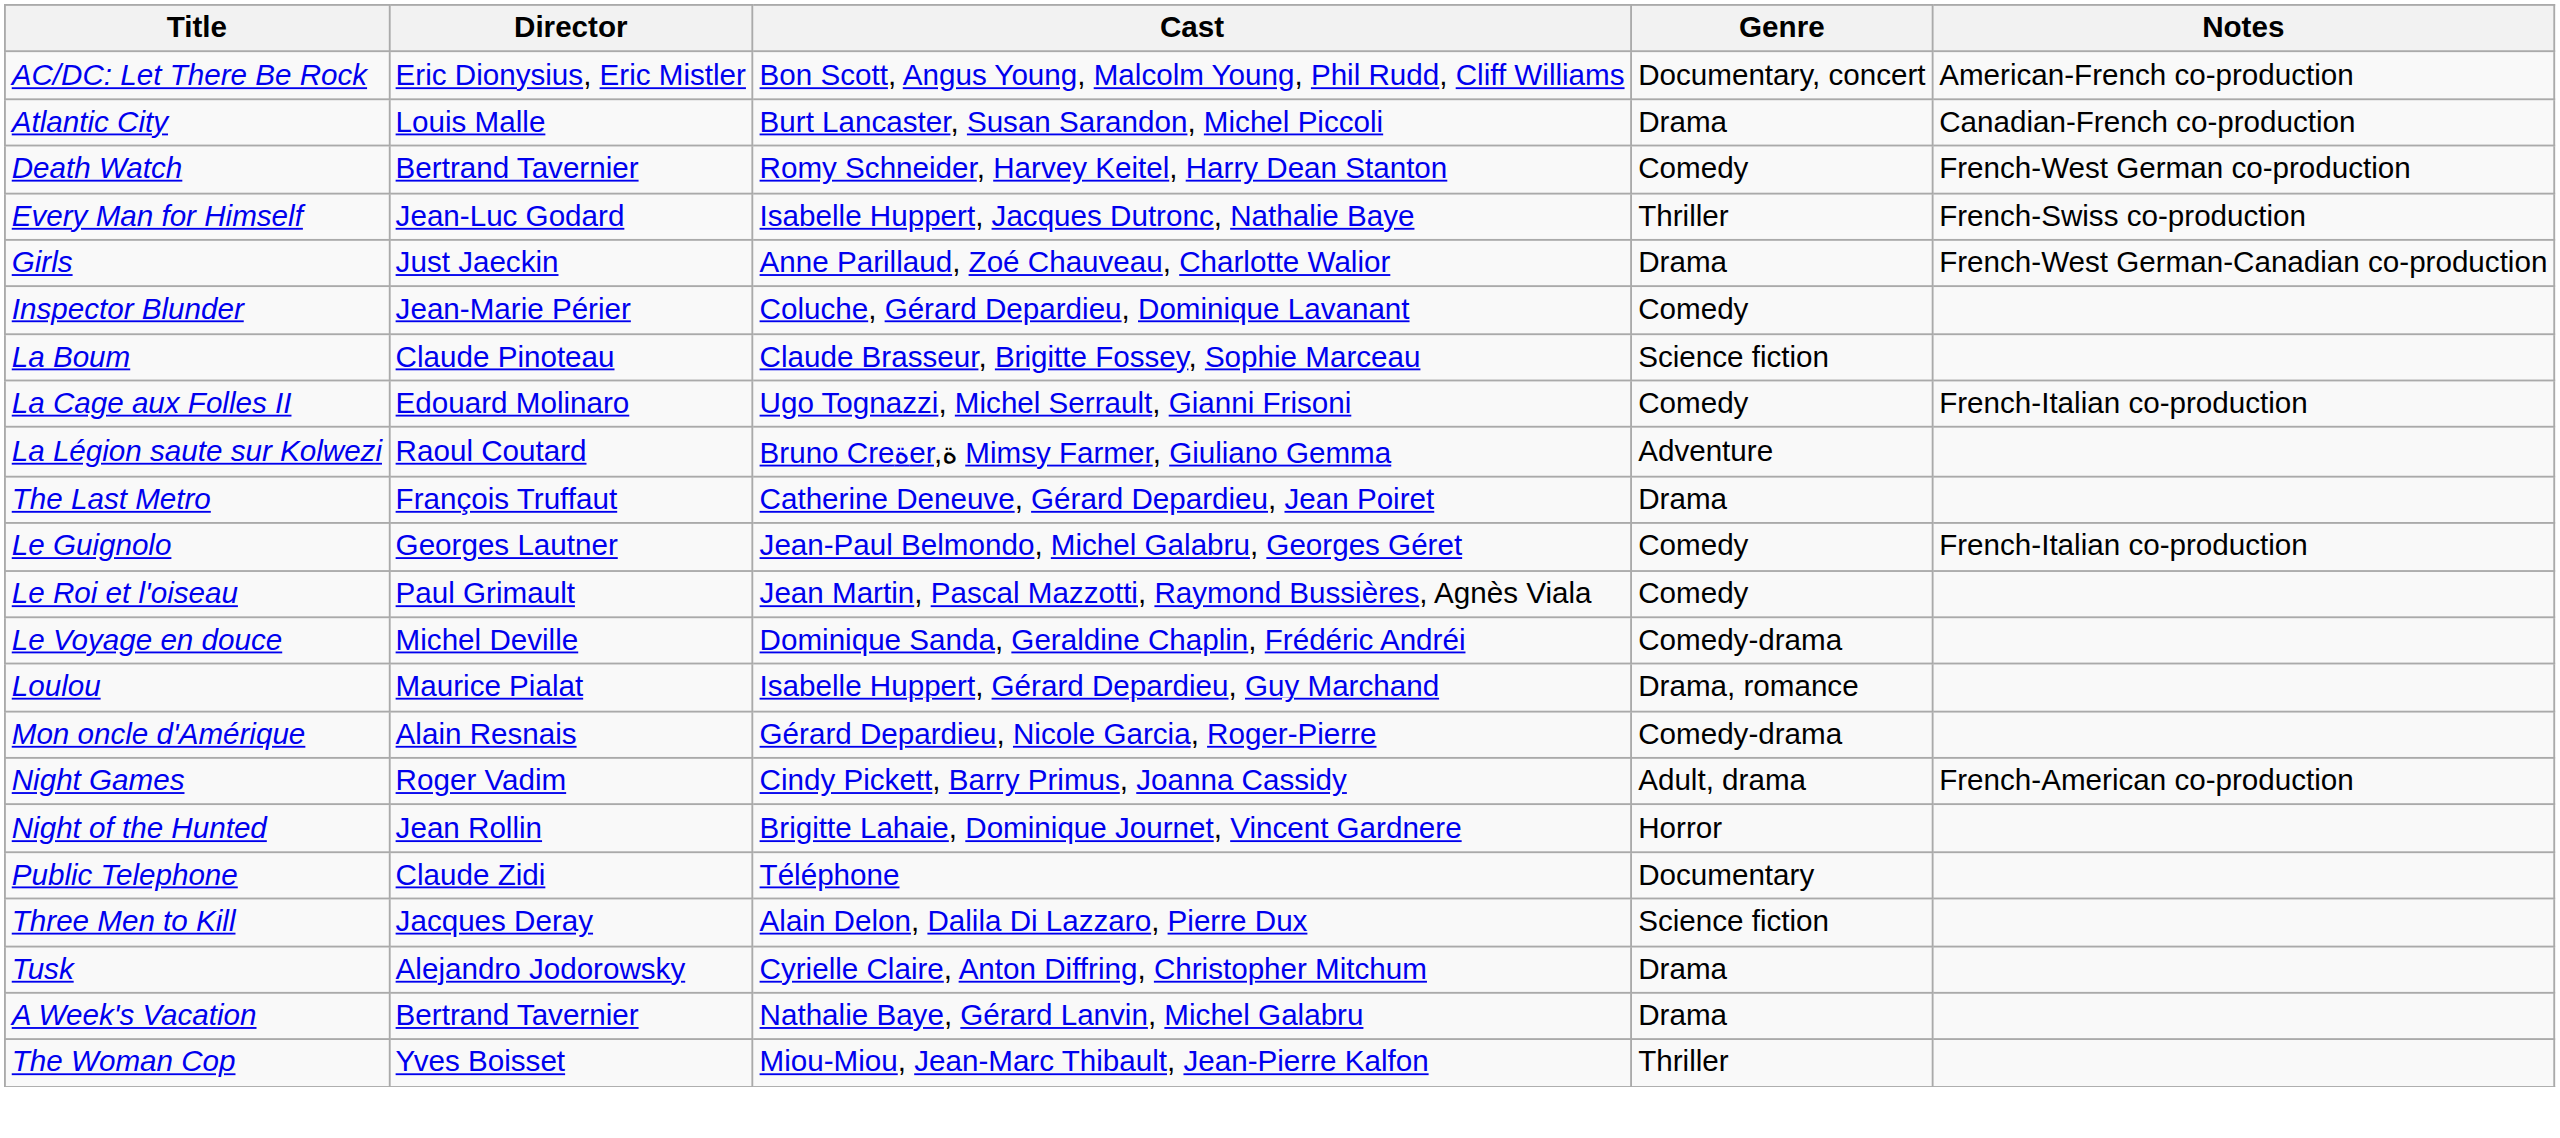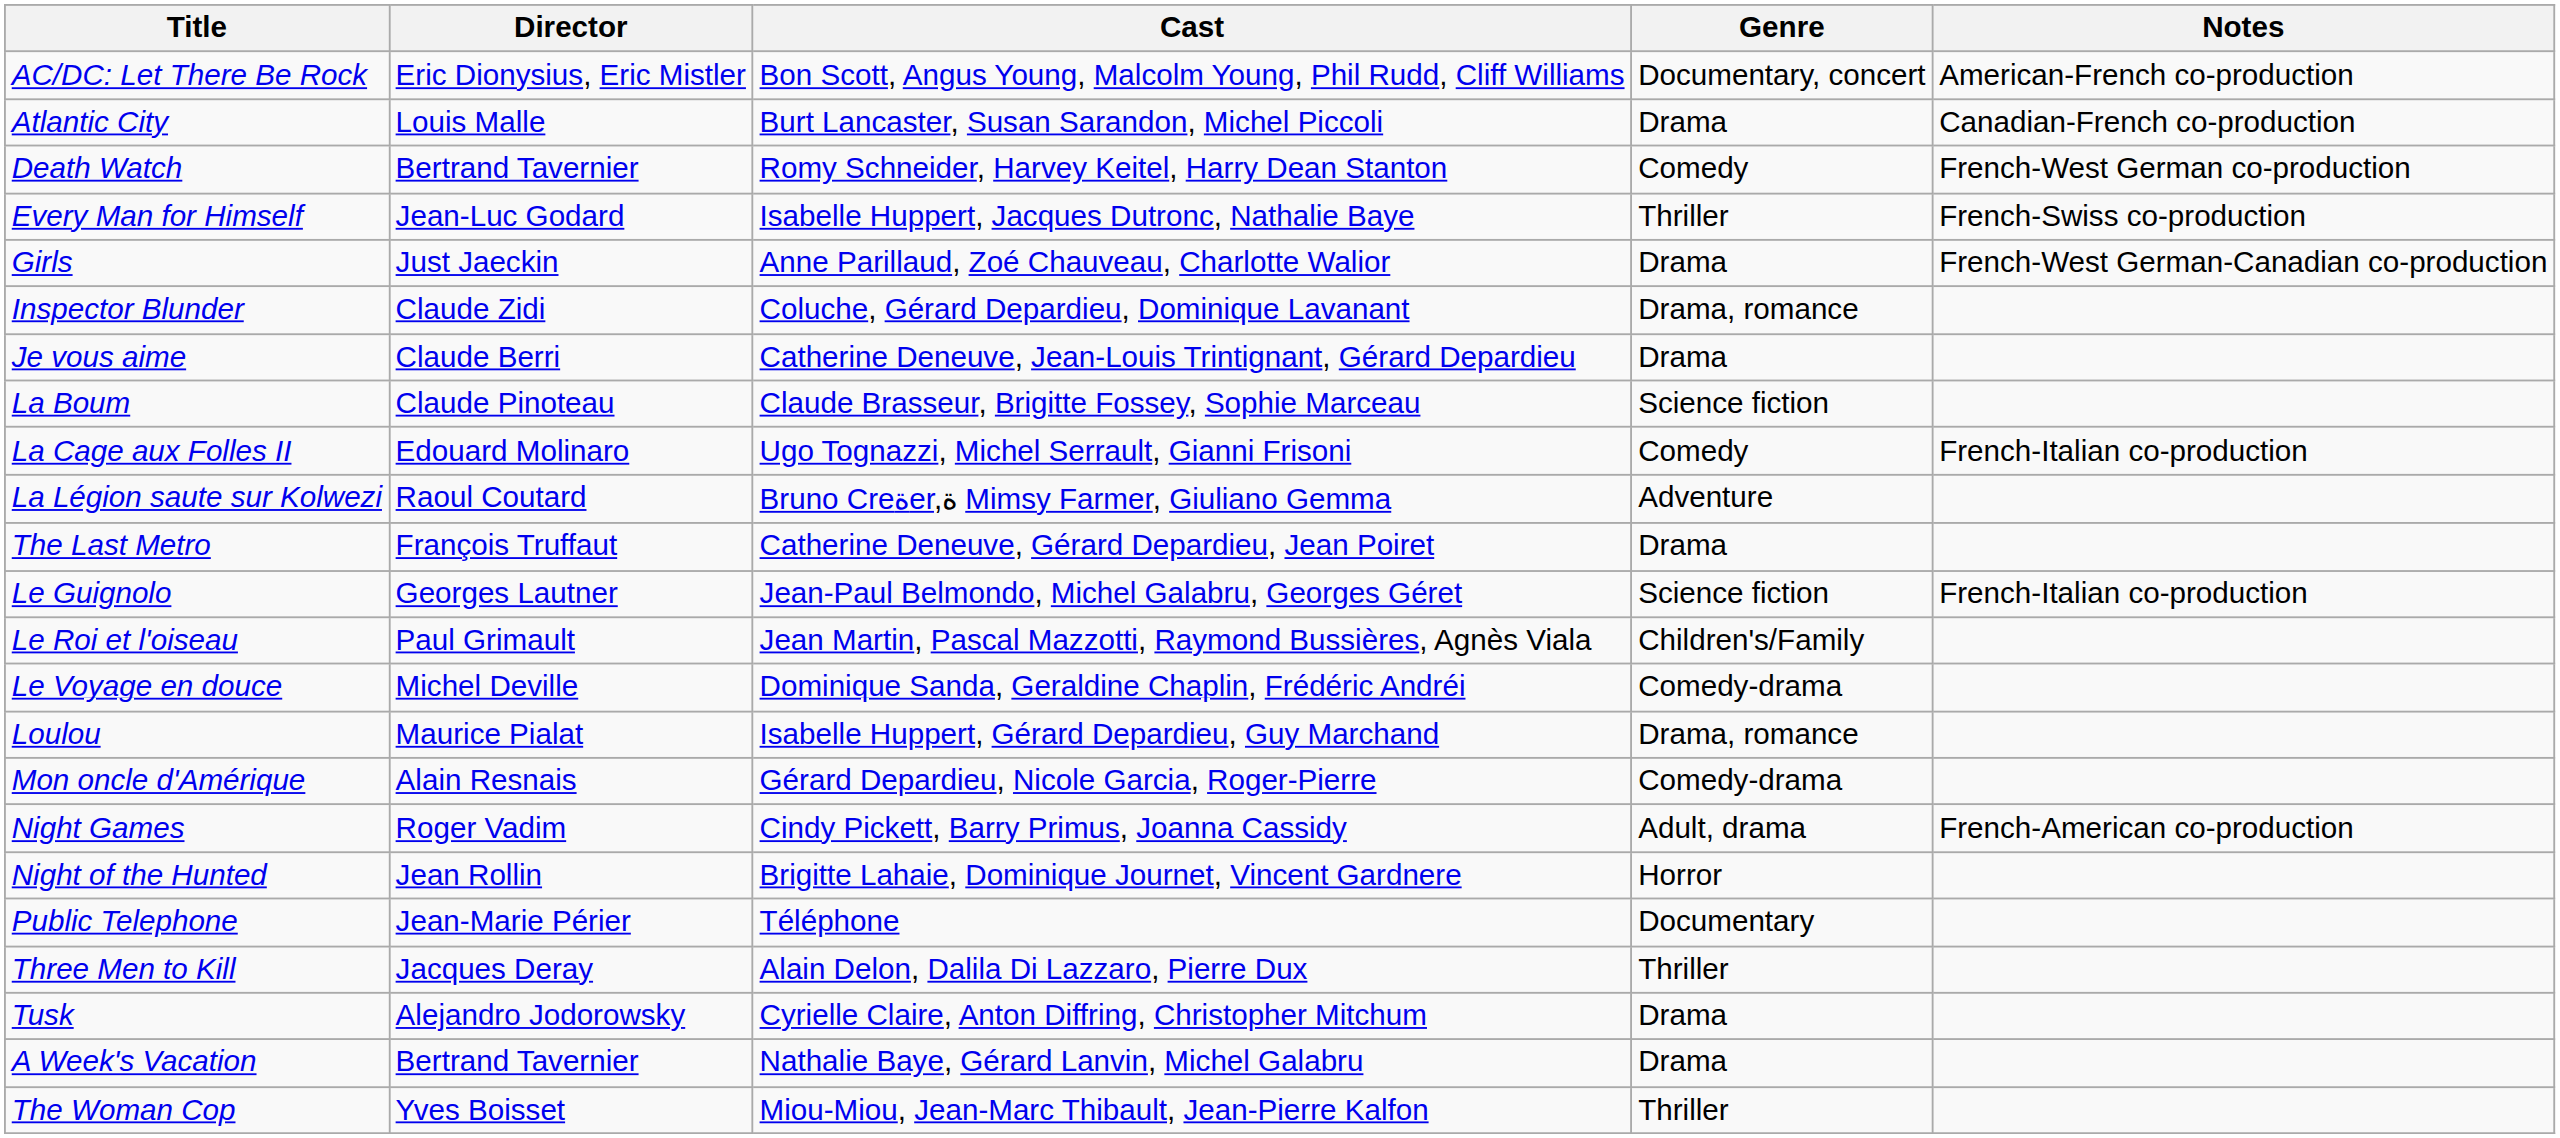(513, 309) Jean-Marie Périer -> (470, 309) Claude Zidi
(1693, 309) Comedy -> (1748, 309) Drama, romance
+ row: (99, 356)
(1693, 546) Comedy -> (1734, 593) Science fiction
(1693, 593) Comedy -> (1751, 640) Children's/Family
(470, 874) Claude Zidi -> (513, 921) Jean-Marie Périer
(1734, 921) Science fiction -> (1683, 968) Thriller
